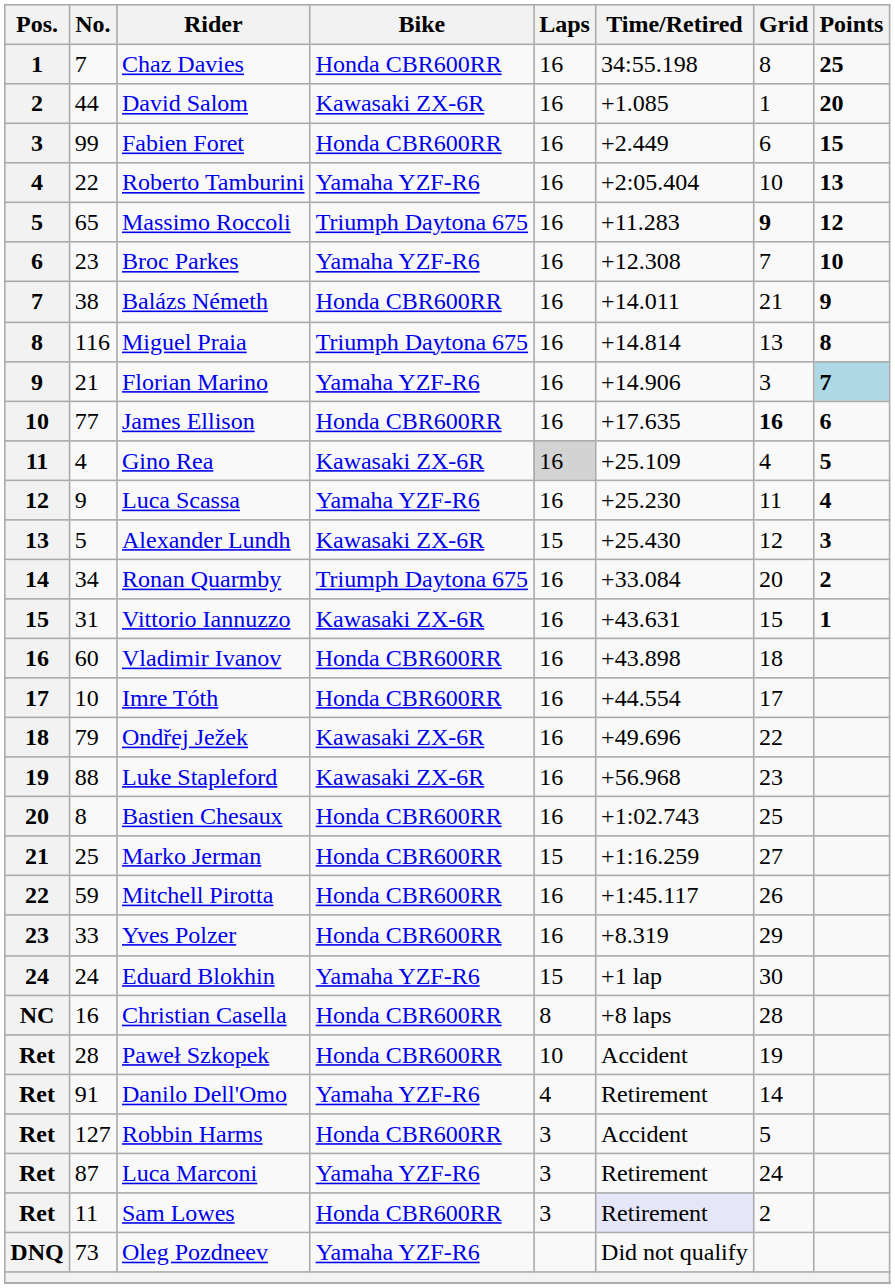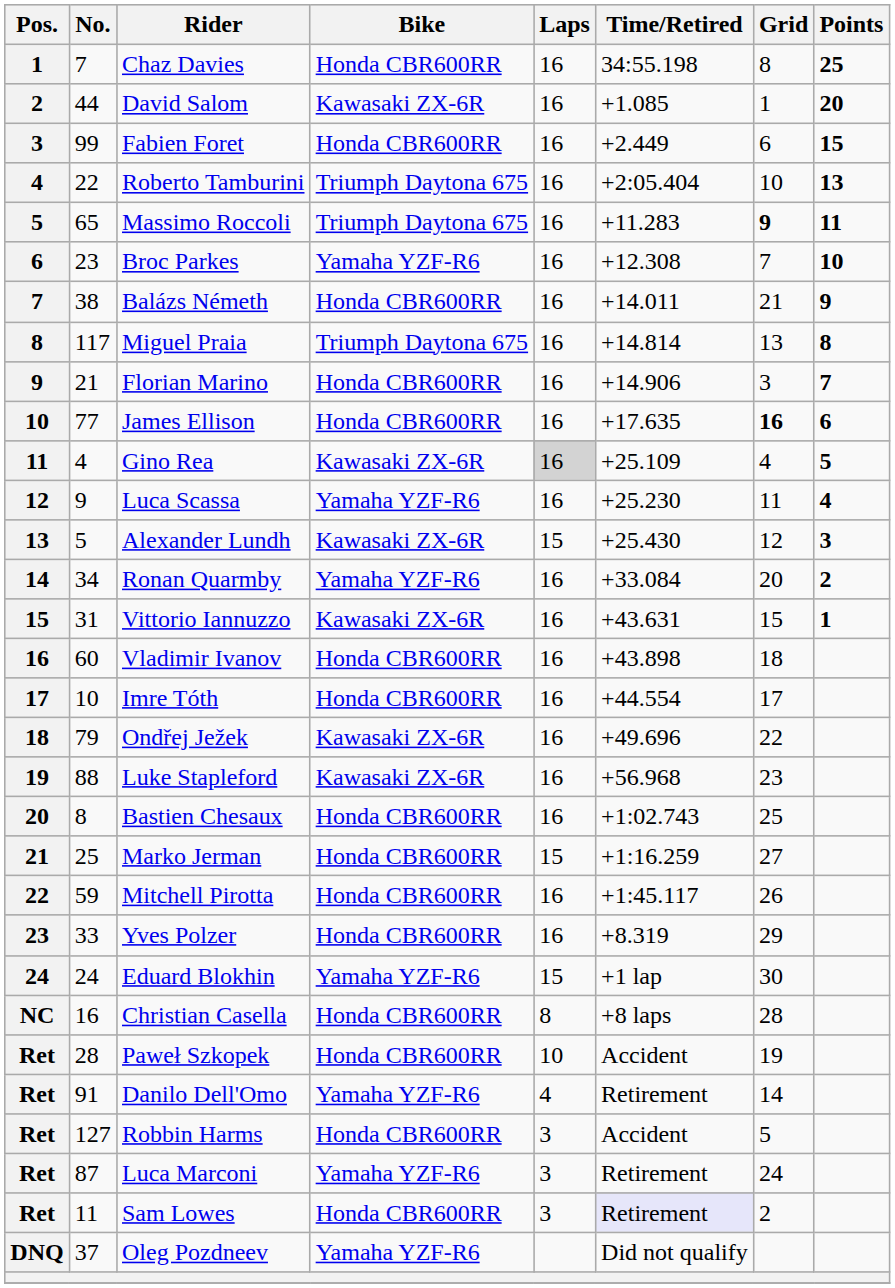(398, 182) Yamaha YZF-R6 -> (422, 182) Triumph Daytona 675
(831, 222) 12 -> (831, 222) 11
(92, 341) 116 -> (92, 341) 117
(398, 380) Yamaha YZF-R6 -> (409, 380) Honda CBR600RR
(825, 380) lightblue background -> (825, 380) no background
(422, 578) Triumph Daytona 675 -> (398, 578) Yamaha YZF-R6
(87, 1252) 73 -> (87, 1252) 37
